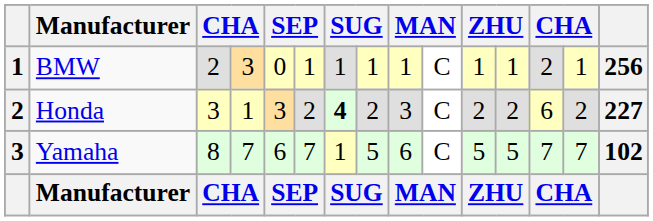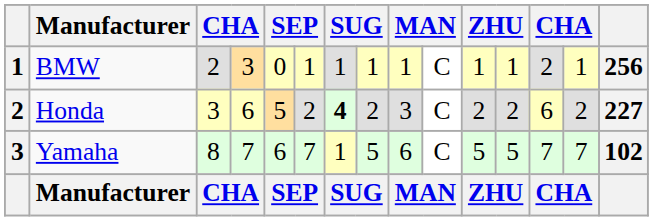(248, 109) 1 -> (248, 109) 6
(280, 109) 3 -> (280, 109) 5
